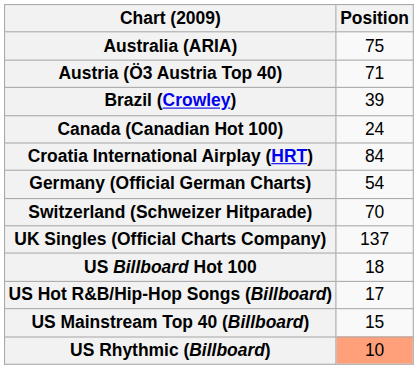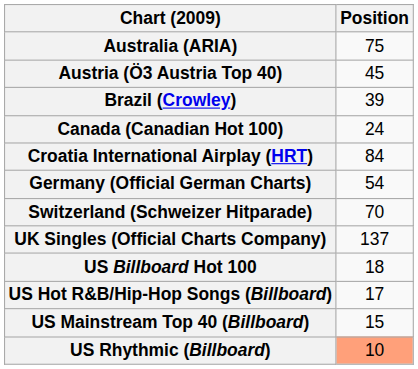(375, 73) 71 -> (375, 73) 45
